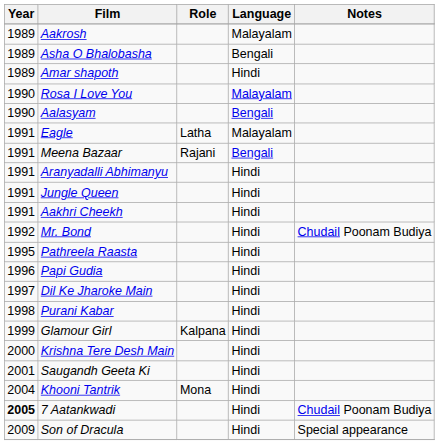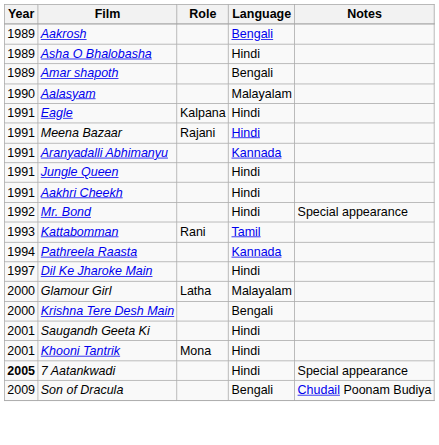(262, 34) Malayalam -> (252, 34) Bengali
(252, 53) Bengali -> (246, 53) Hindi
(246, 73) Hindi -> (252, 73) Bengali
- row: (86, 93)
(252, 113) Bengali -> (262, 93) Malayalam
(196, 133) Latha -> (203, 113) Kalpana
(262, 133) Malayalam -> (246, 113) Hindi
(252, 152) Bengali -> (246, 133) Hindi
(246, 172) Hindi -> (256, 152) Kannada
(365, 232) Chudail Poonam Budiya -> (353, 212) Special appearance
+ row: (80, 232)
(21, 251) 1995 -> (21, 251) 1994
(246, 251) Hindi -> (256, 251) Kannada
- row: (72, 271)
- row: (77, 311)
(21, 331) 1999 -> (21, 291) 2000
(203, 331) Kalpana -> (196, 291) Latha
(246, 331) Hindi -> (262, 291) Malayalam
(246, 350) Hindi -> (252, 311) Bengali
(21, 390) 2004 -> (21, 350) 2001
(365, 410) Chudail Poonam Budiya -> (353, 370) Special appearance
(246, 430) Hindi -> (252, 390) Bengali
(353, 430) Special appearance -> (365, 390) Chudail Poonam Budiya
